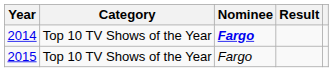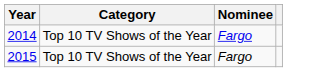- column: (299, 14)
(236, 35) bold -> (235, 35) normal
